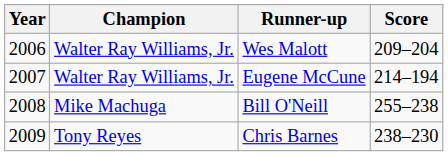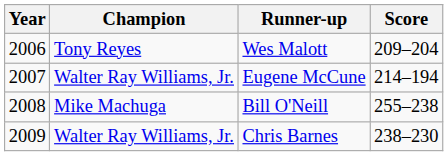(144, 48) Walter Ray Williams, Jr. -> (98, 48) Tony Reyes
(98, 135) Tony Reyes -> (144, 135) Walter Ray Williams, Jr.
